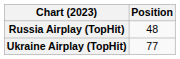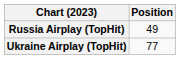(152, 29) 48 -> (152, 29) 49
